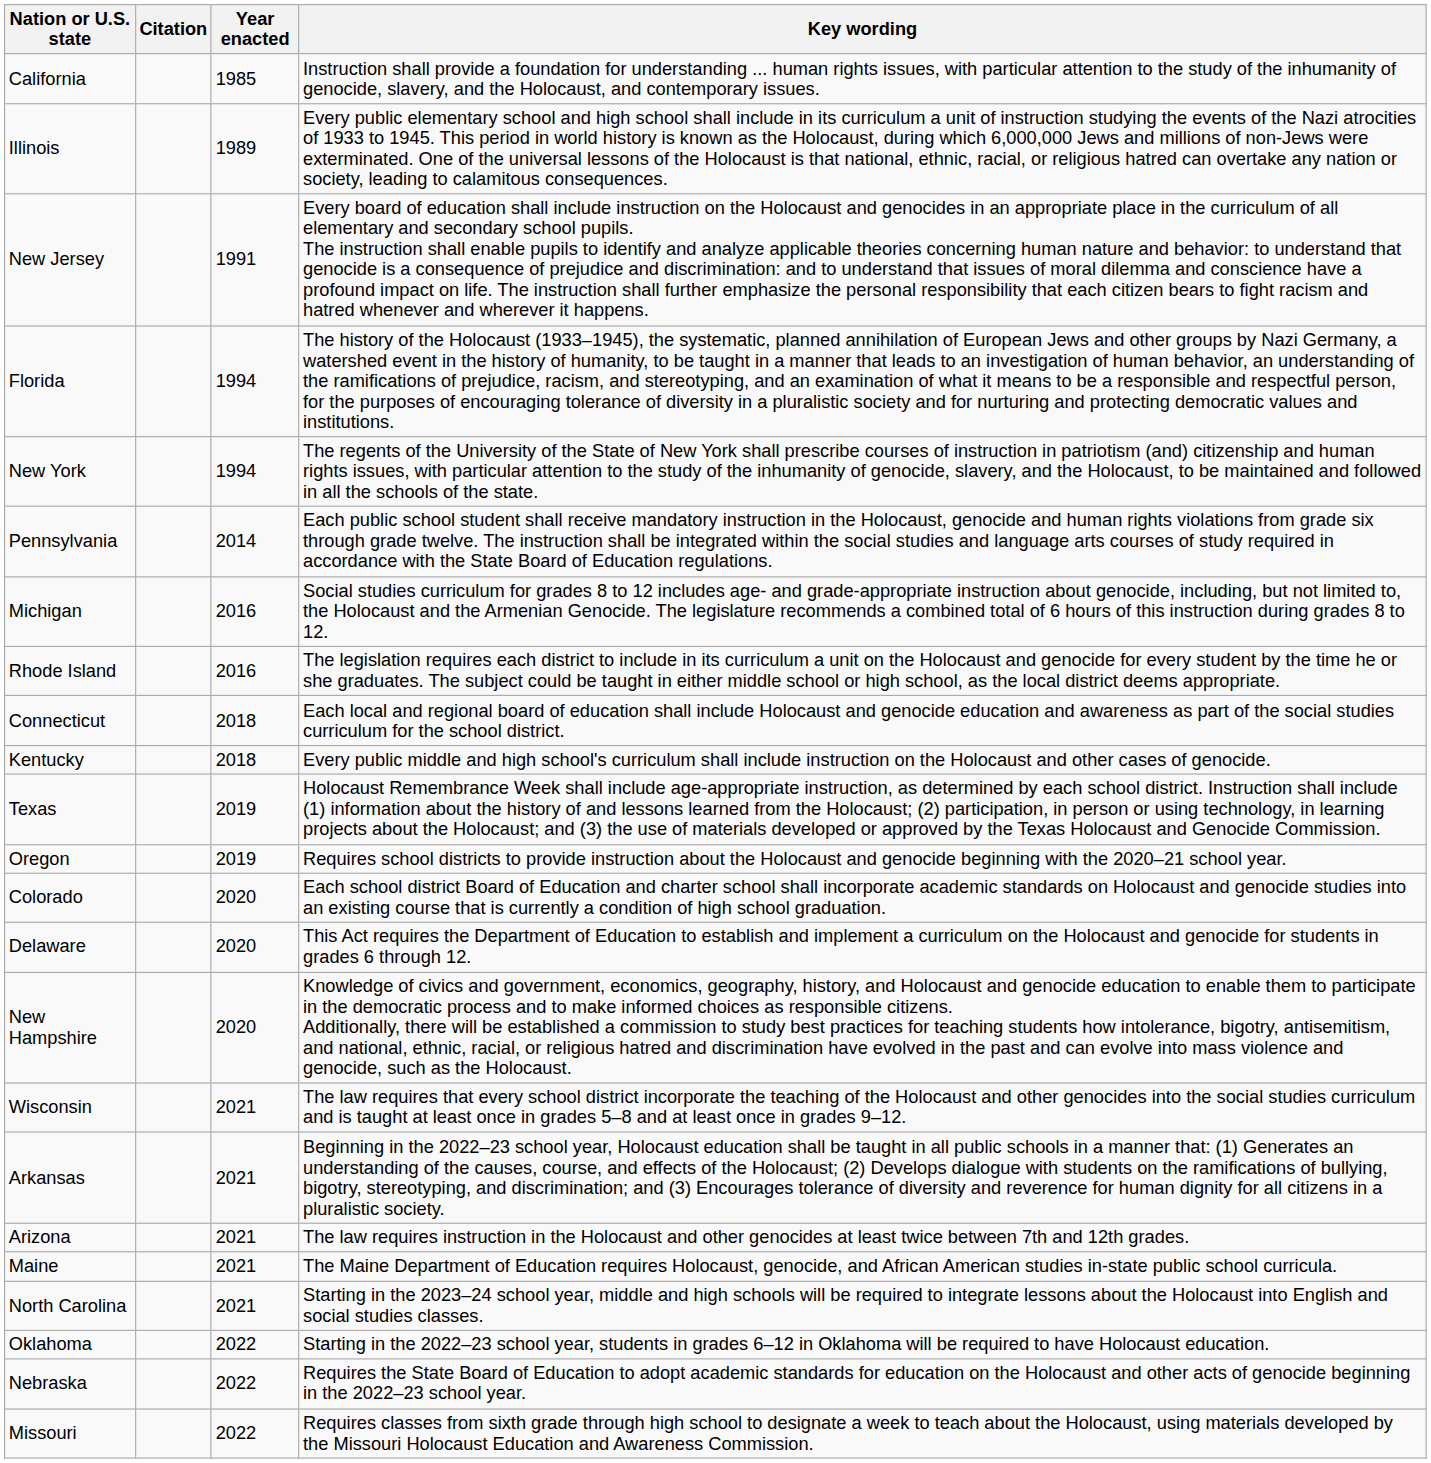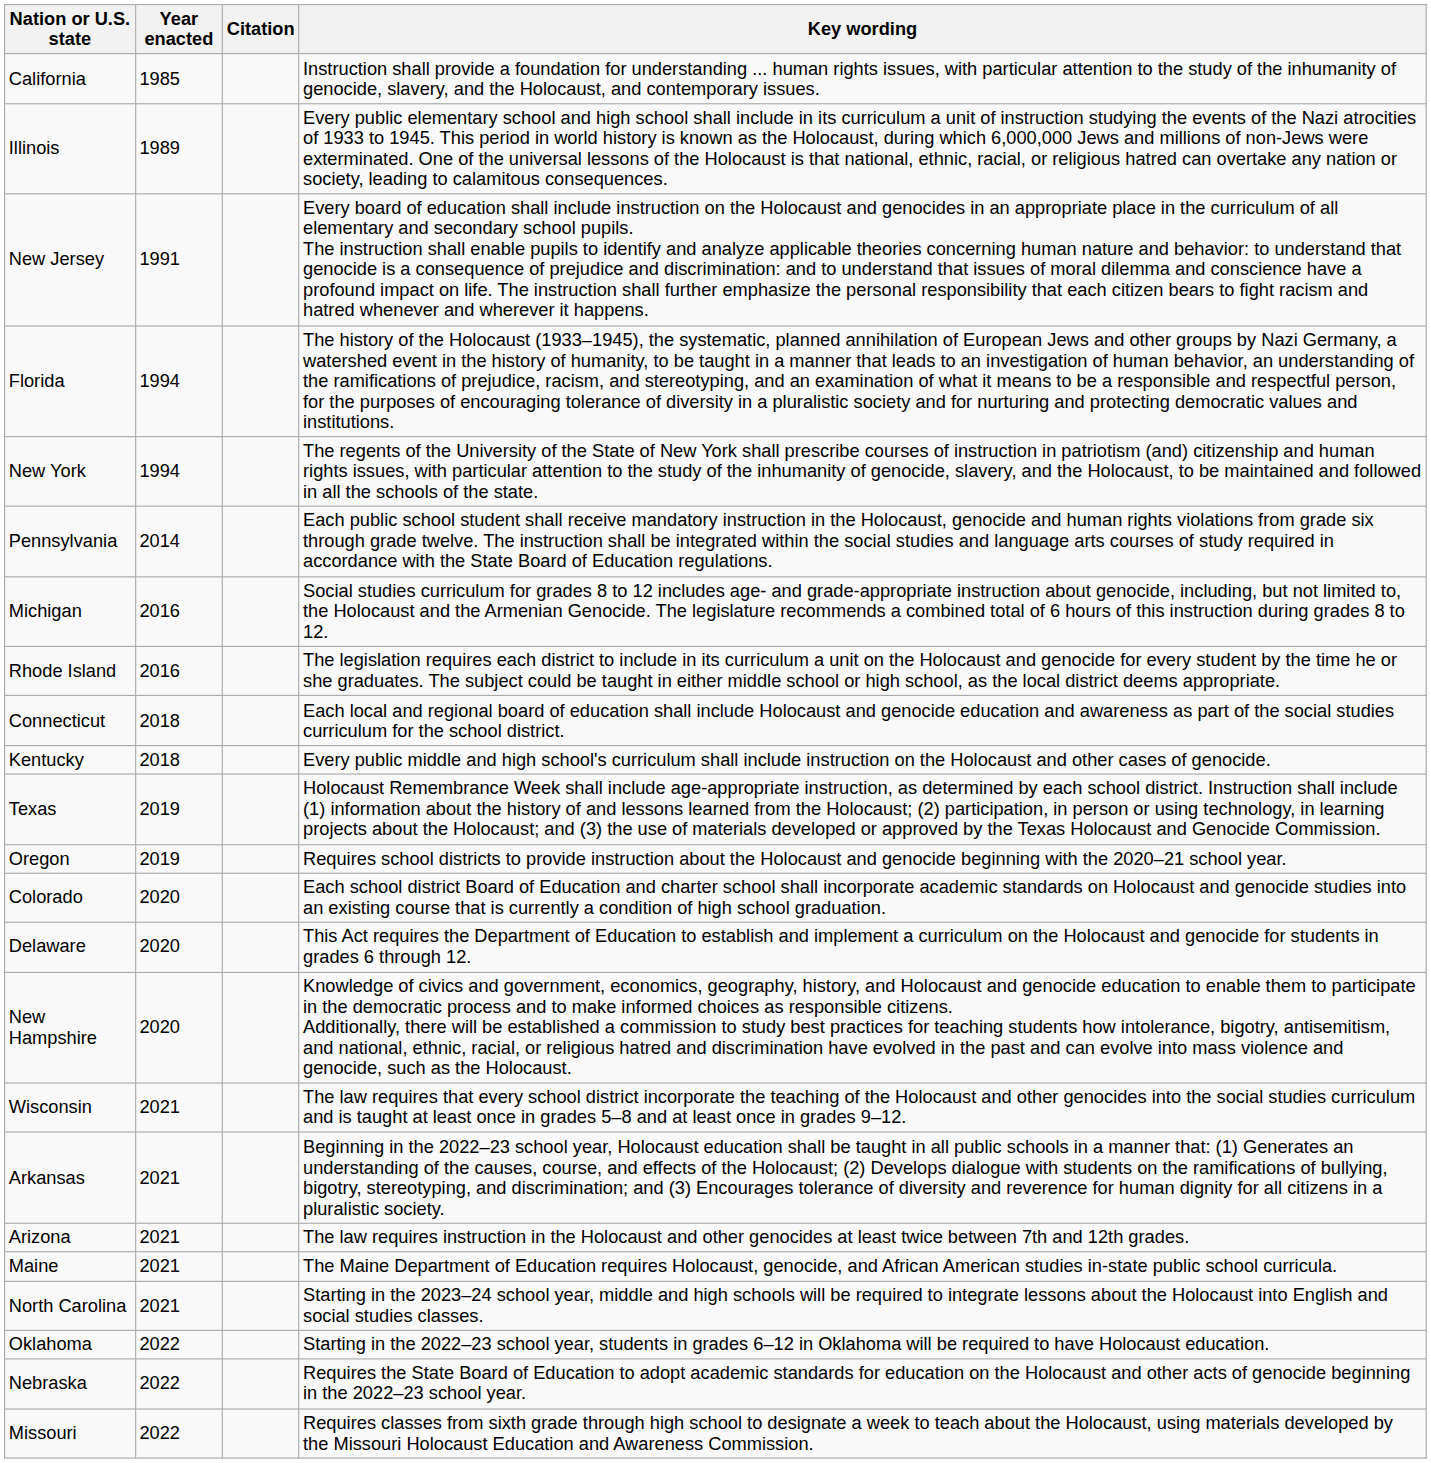columns swapped: (255, 29) <-> (173, 29)
